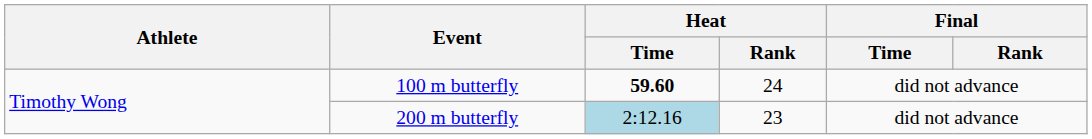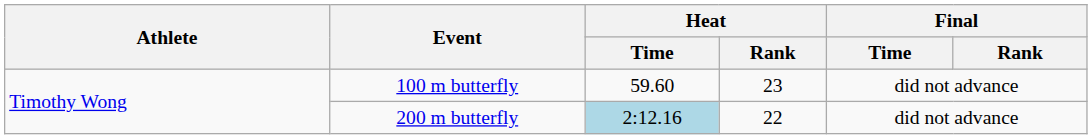(652, 85) bold -> (652, 85) normal
(773, 85) 24 -> (773, 85) 23
(773, 117) 23 -> (773, 117) 22
